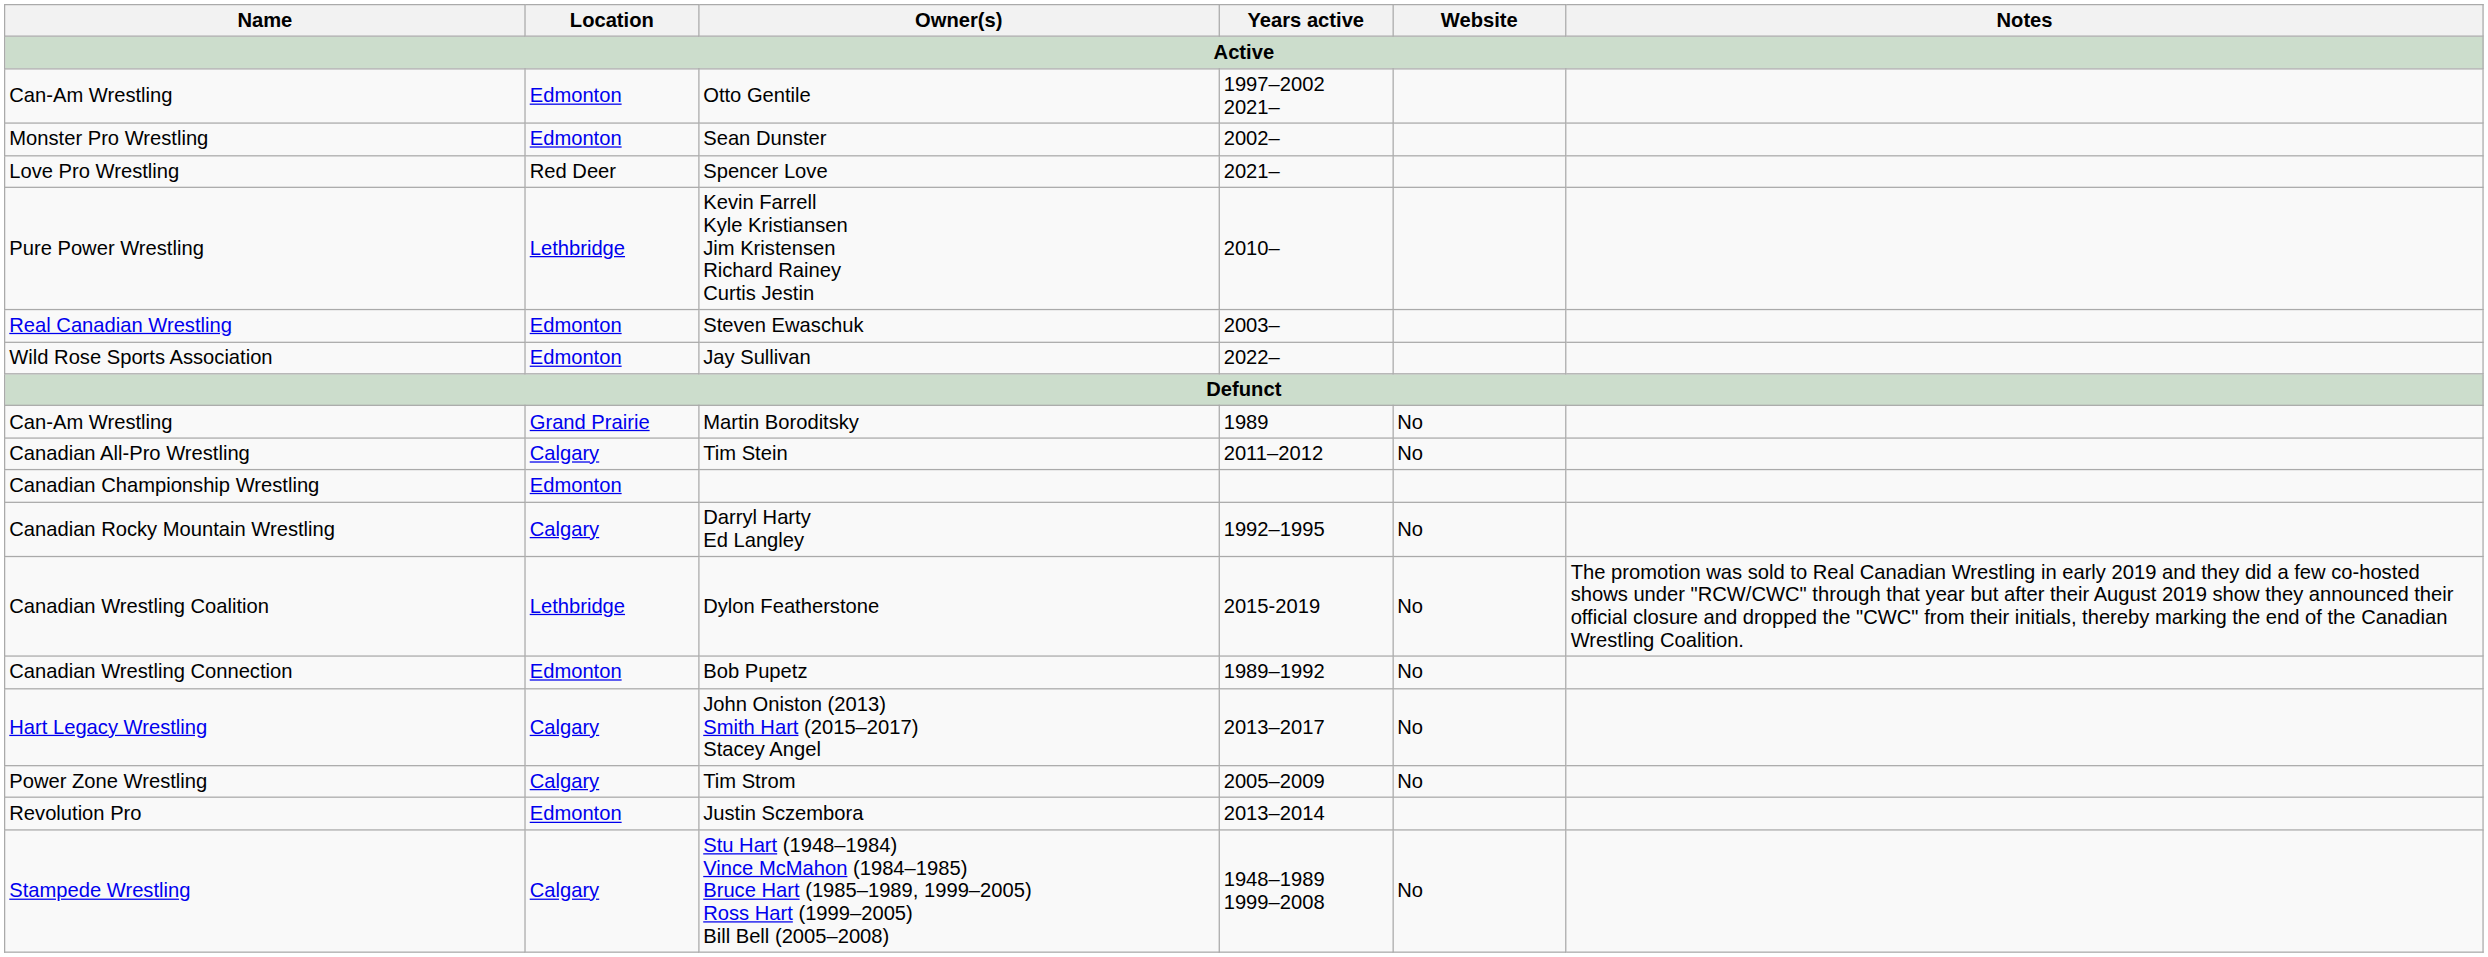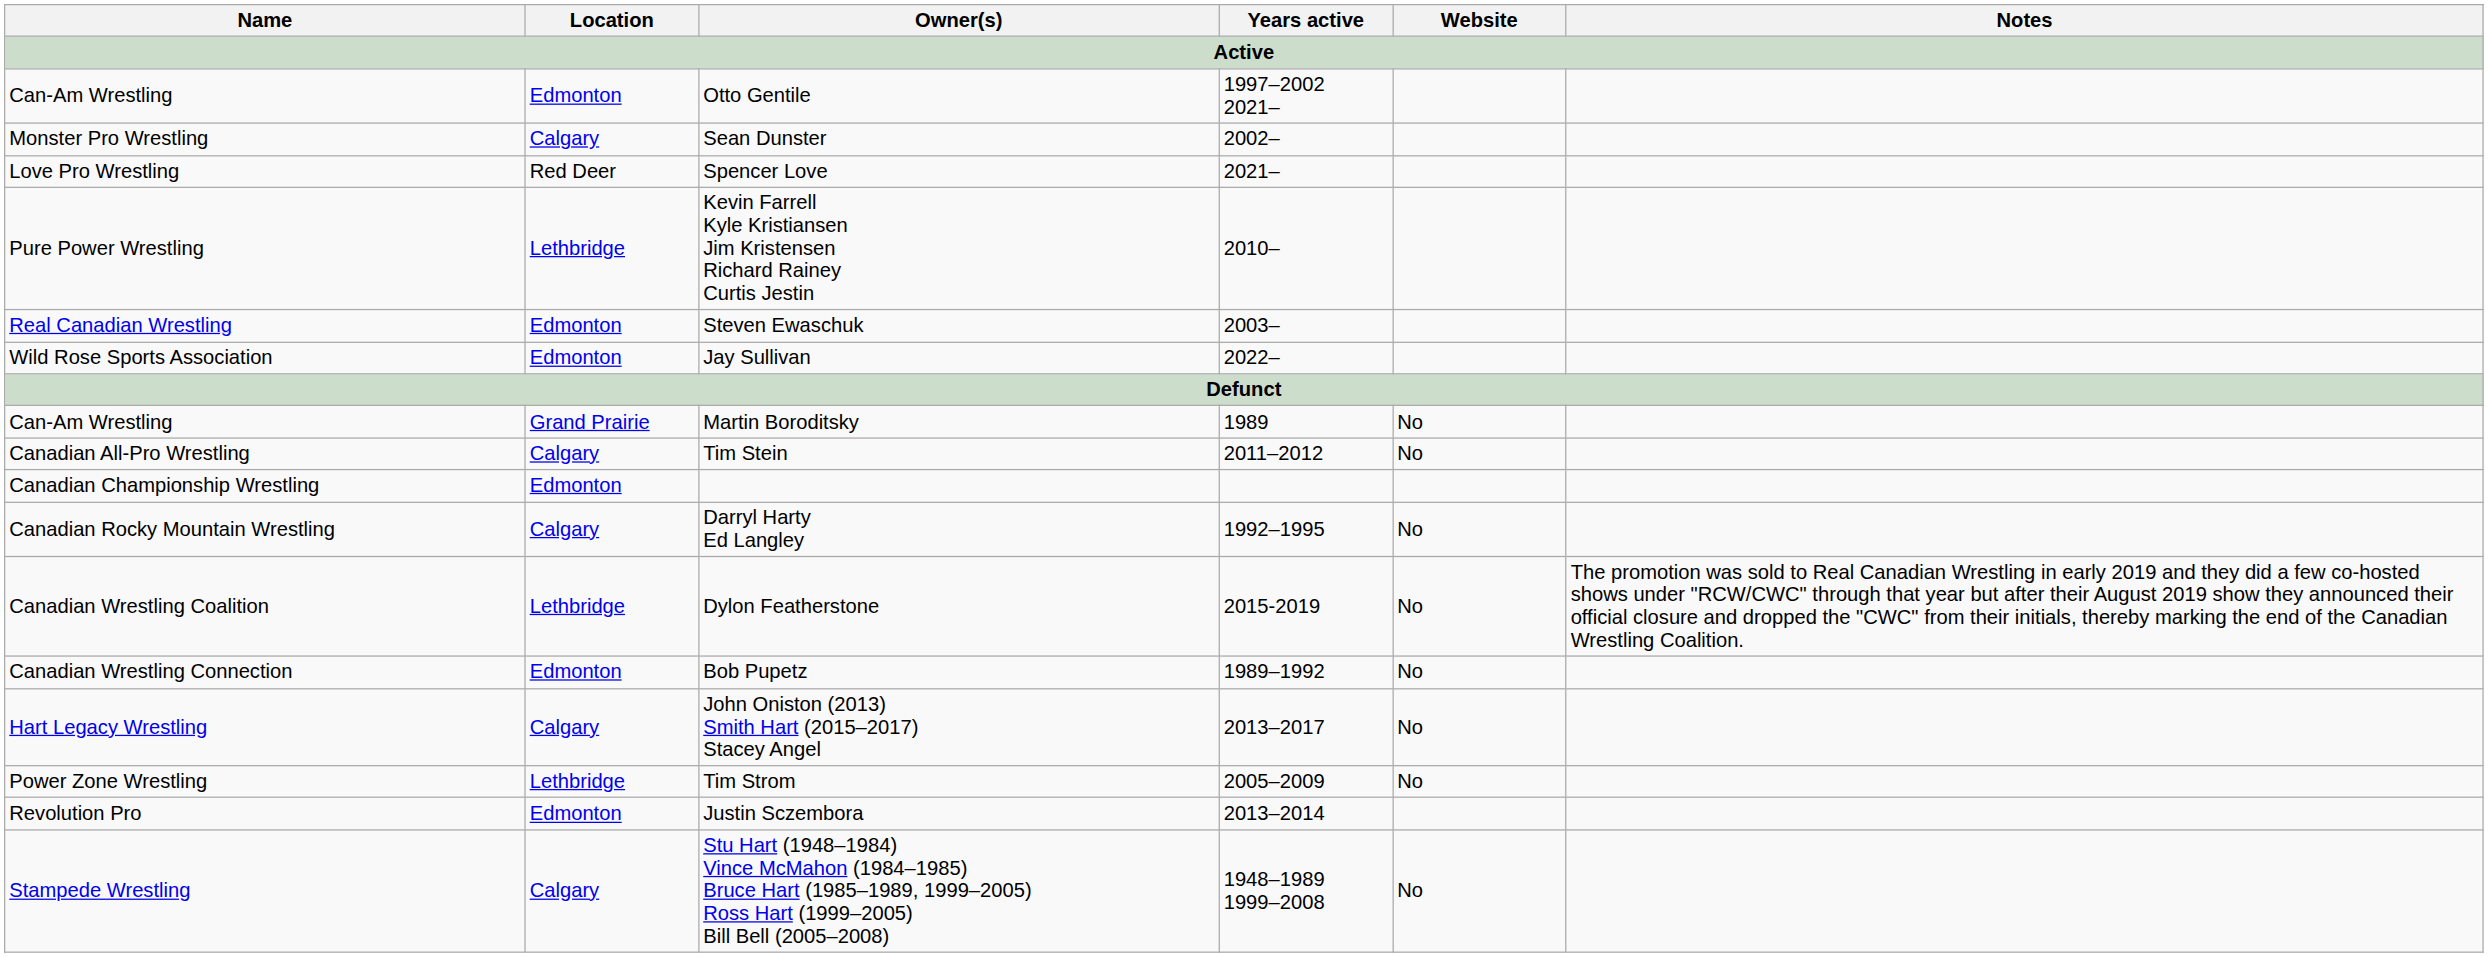(576, 139) Edmonton -> (564, 139) Calgary
(564, 781) Calgary -> (577, 781) Lethbridge
